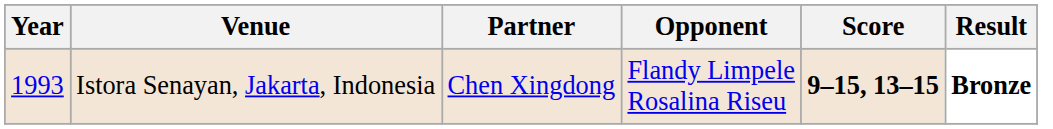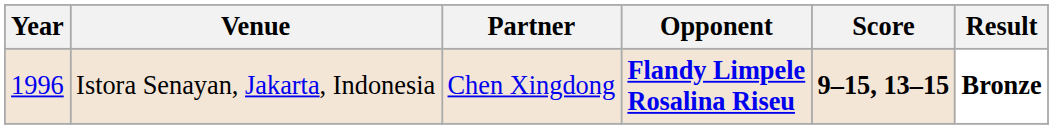(37, 85) 1993 -> (37, 85) 1996
(711, 85) normal -> (716, 85) bold
